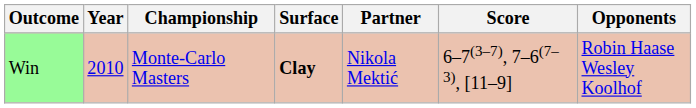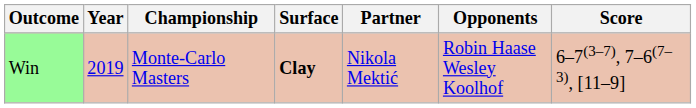columns swapped: (634, 18) <-> (508, 18)
(105, 67) 2010 -> (105, 67) 2019
